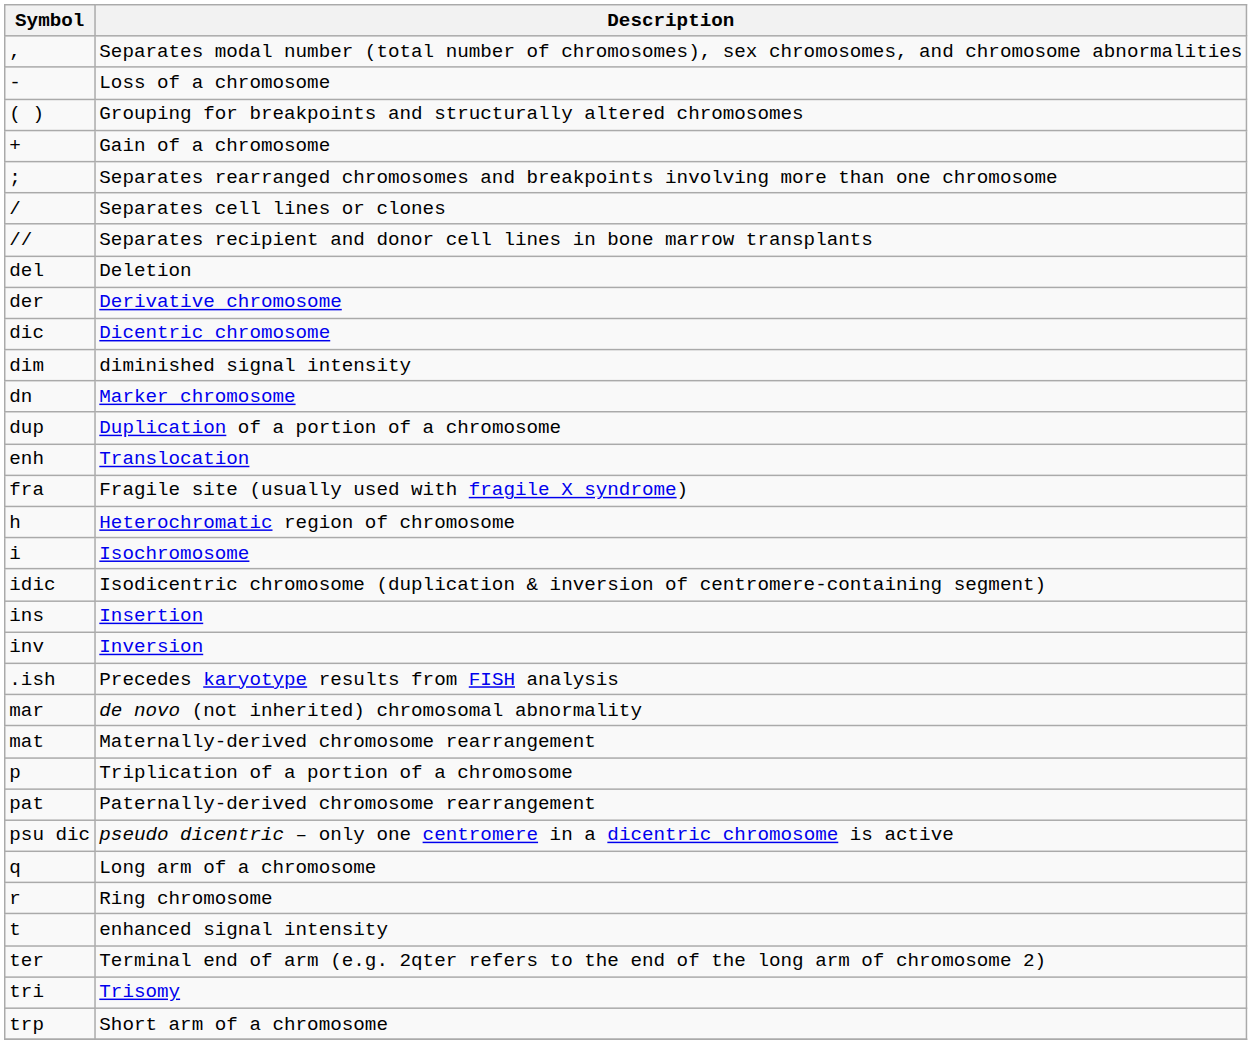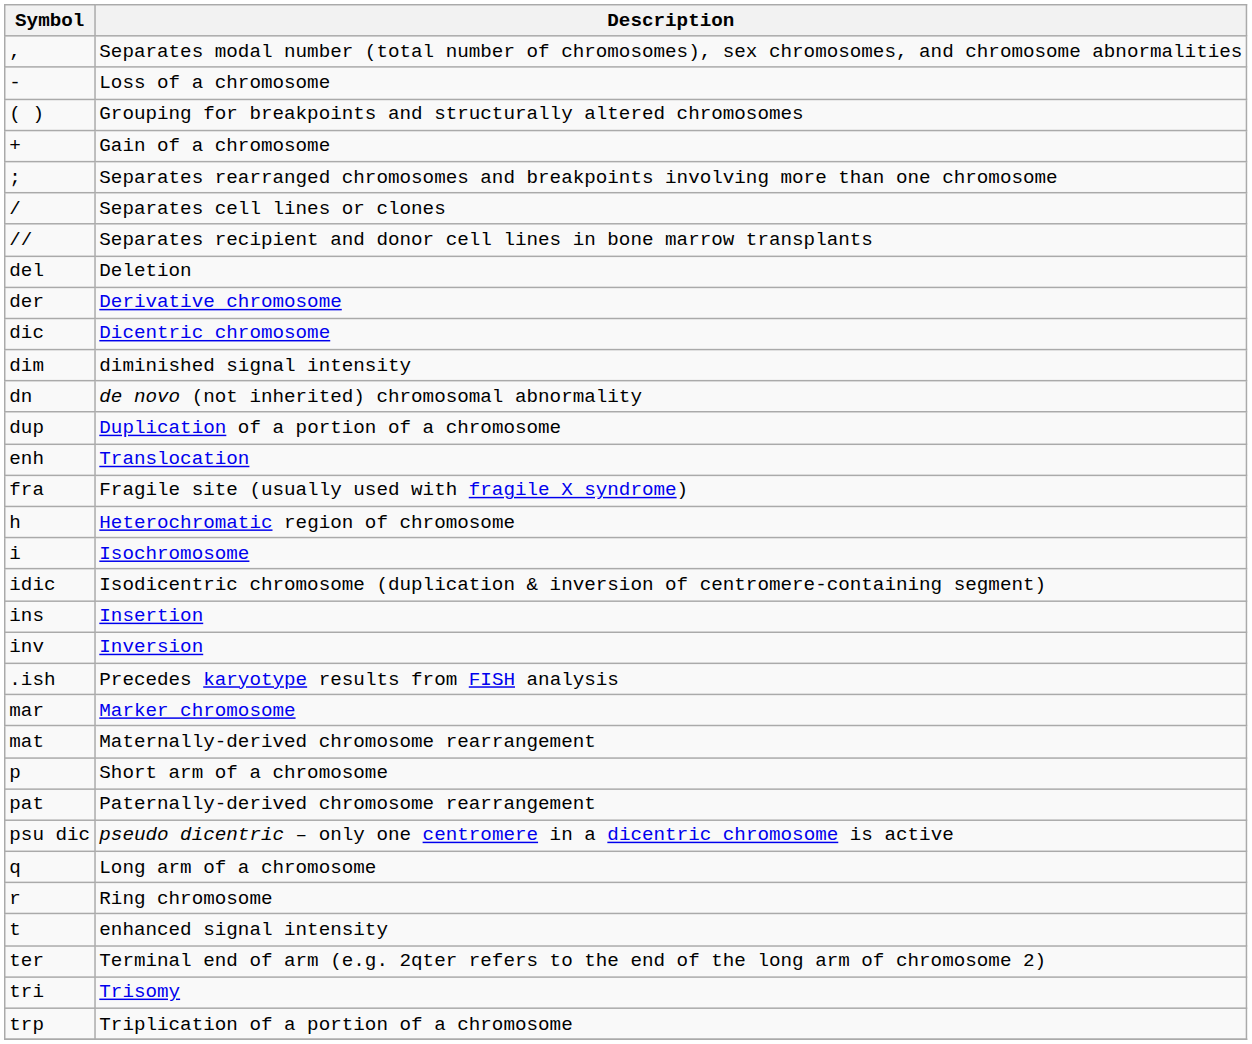(197, 397) Marker chromosome -> (371, 397) de novo (not inherited) chromosomal abnormality
(371, 710) de novo (not inherited) chromosomal abnormality -> (197, 710) Marker chromosome
(336, 773) Triplication of a portion of a chromosome -> (244, 773) Short arm of a chromosome
(244, 1024) Short arm of a chromosome -> (336, 1024) Triplication of a portion of a chromosome
